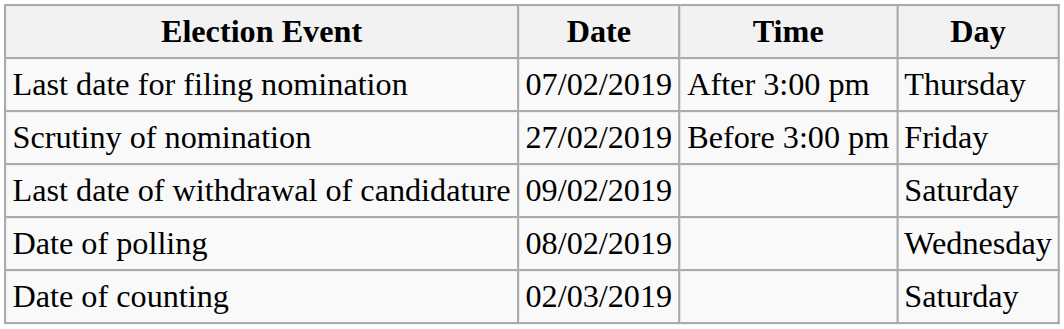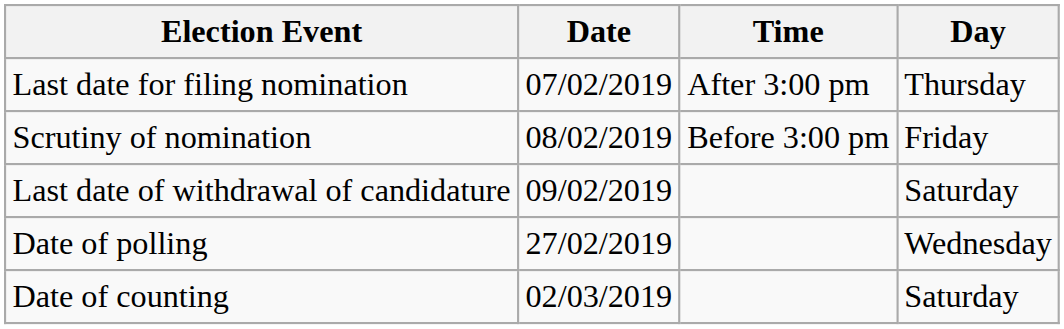(599, 137) 27/02/2019 -> (599, 137) 08/02/2019
(599, 243) 08/02/2019 -> (599, 243) 27/02/2019
